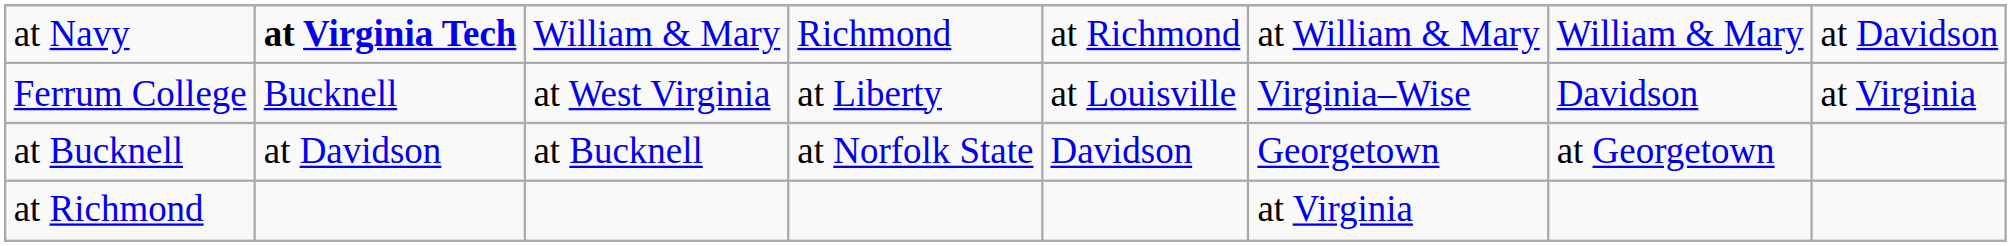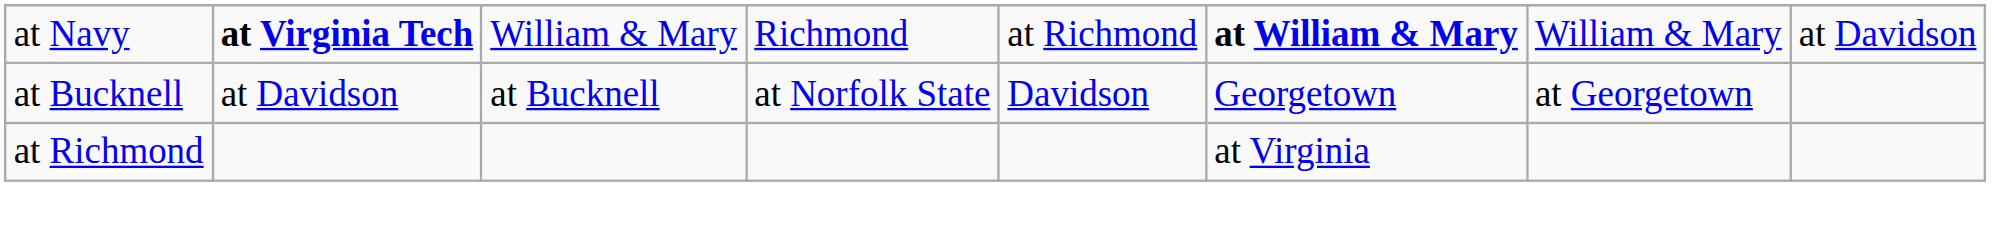(1399, 33) normal -> (1366, 33) bold
- row: (130, 92)
